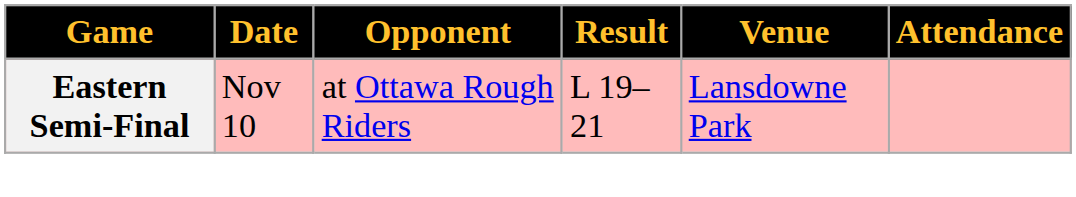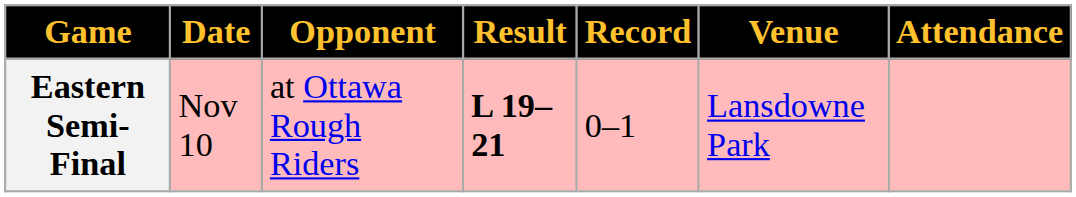+ column: (638, 31)
(610, 105) normal -> (512, 124) bold
